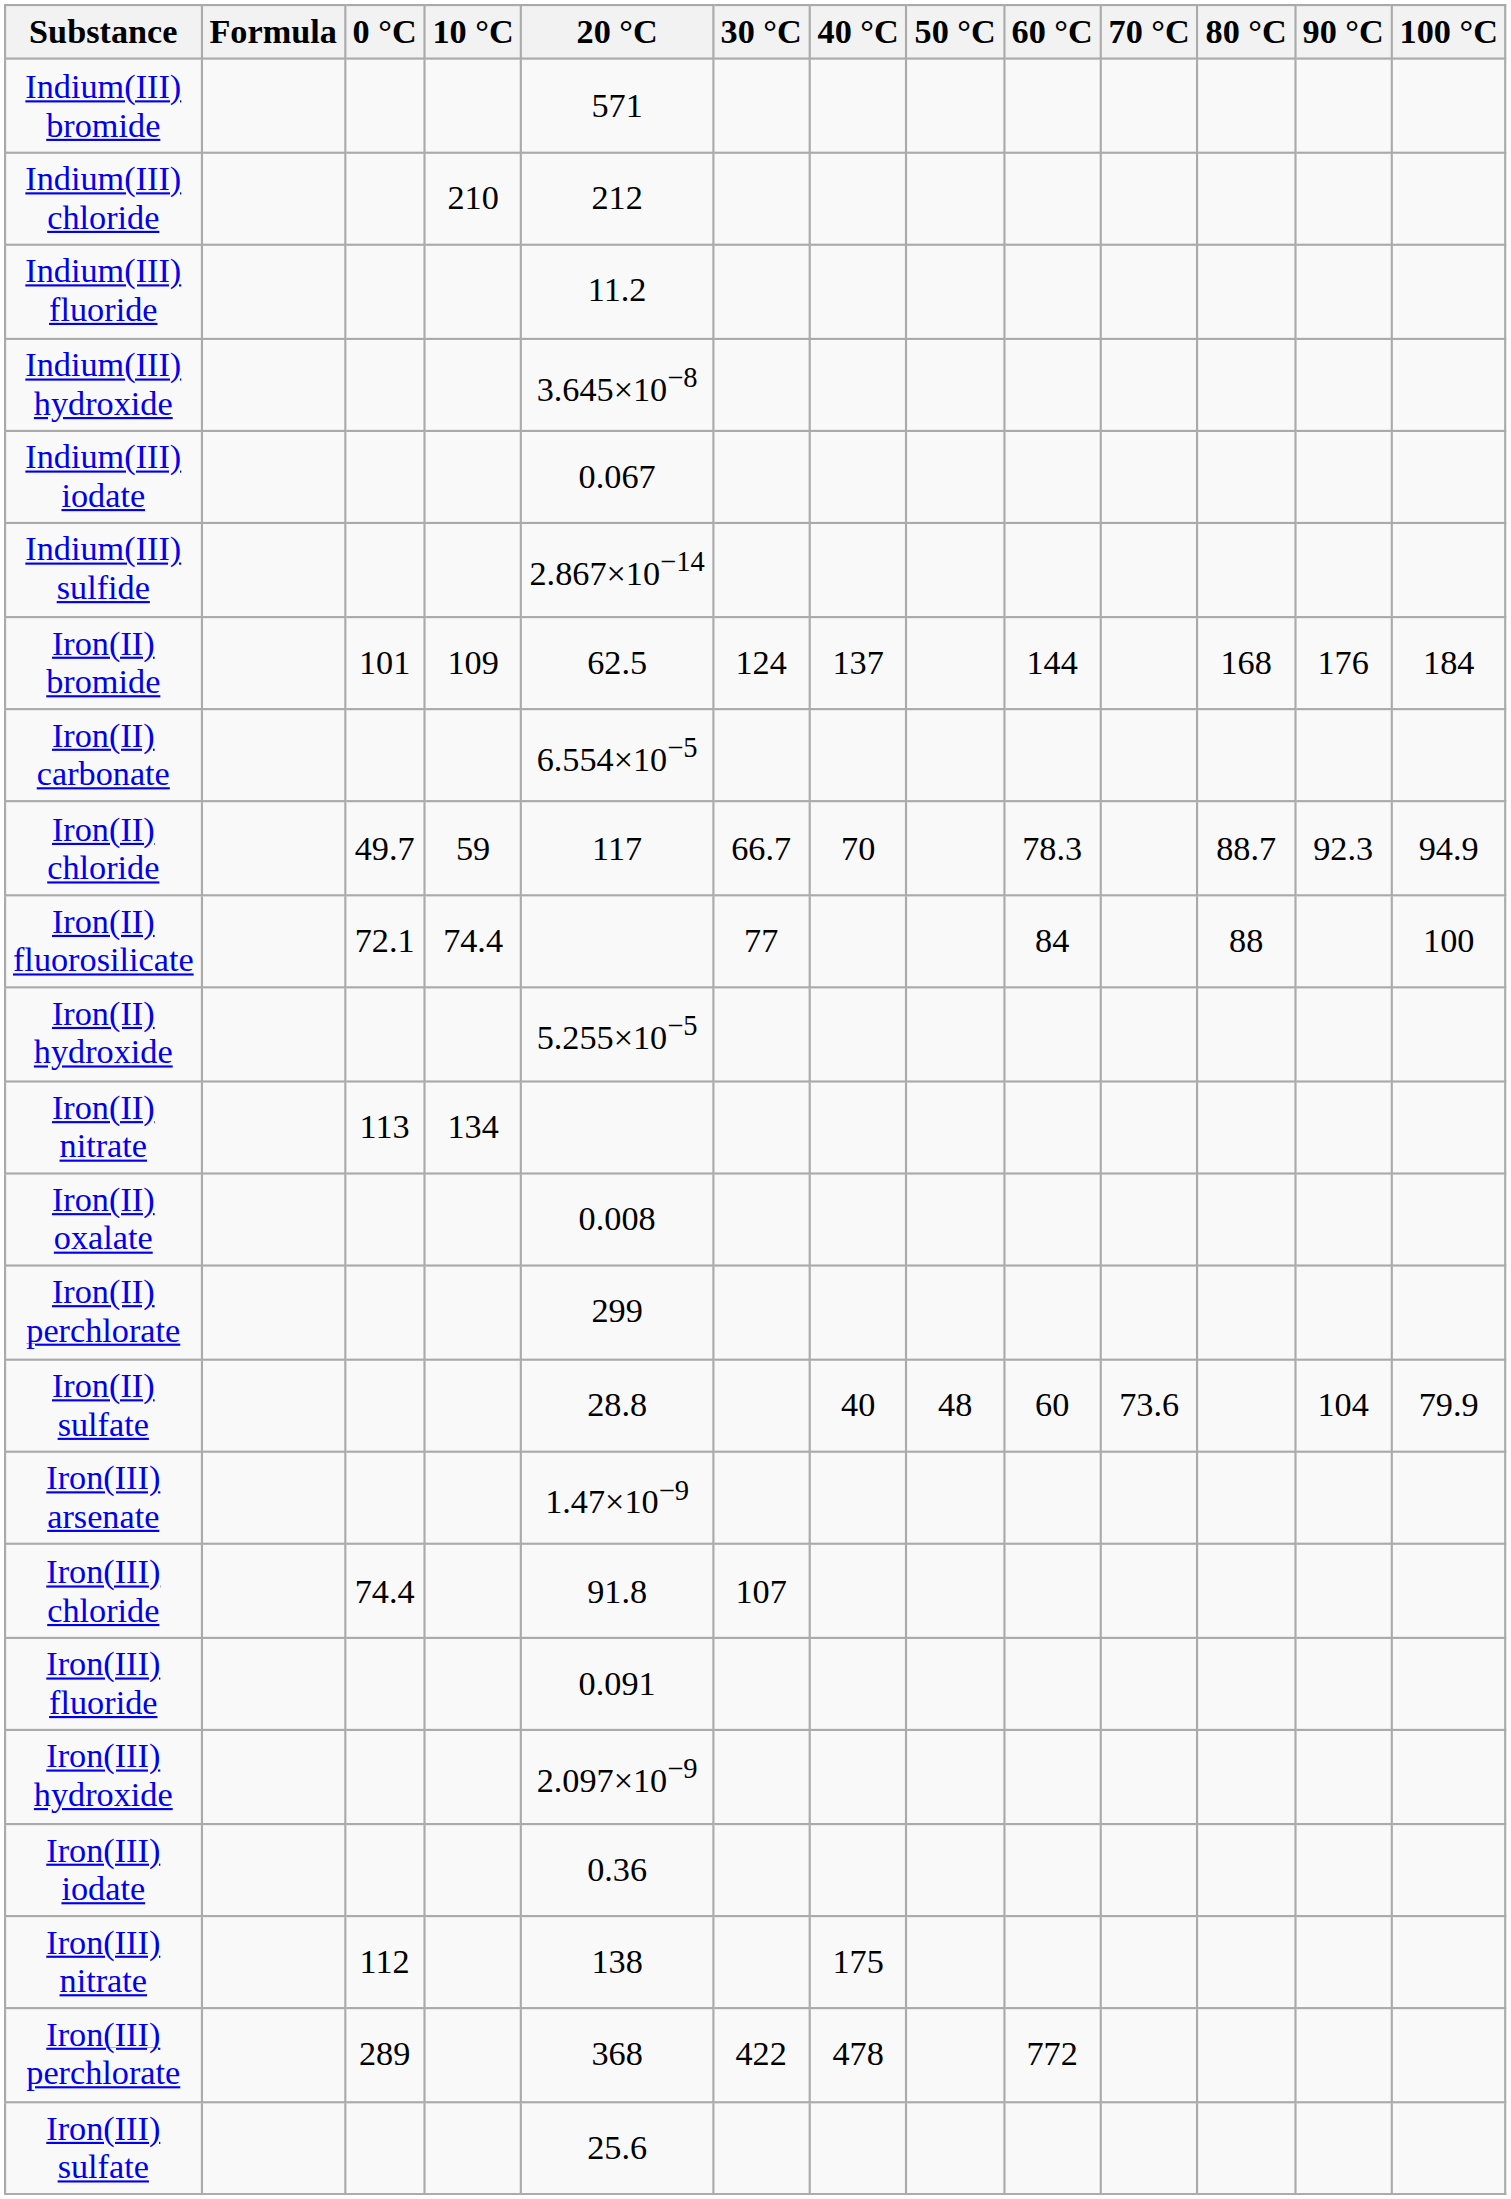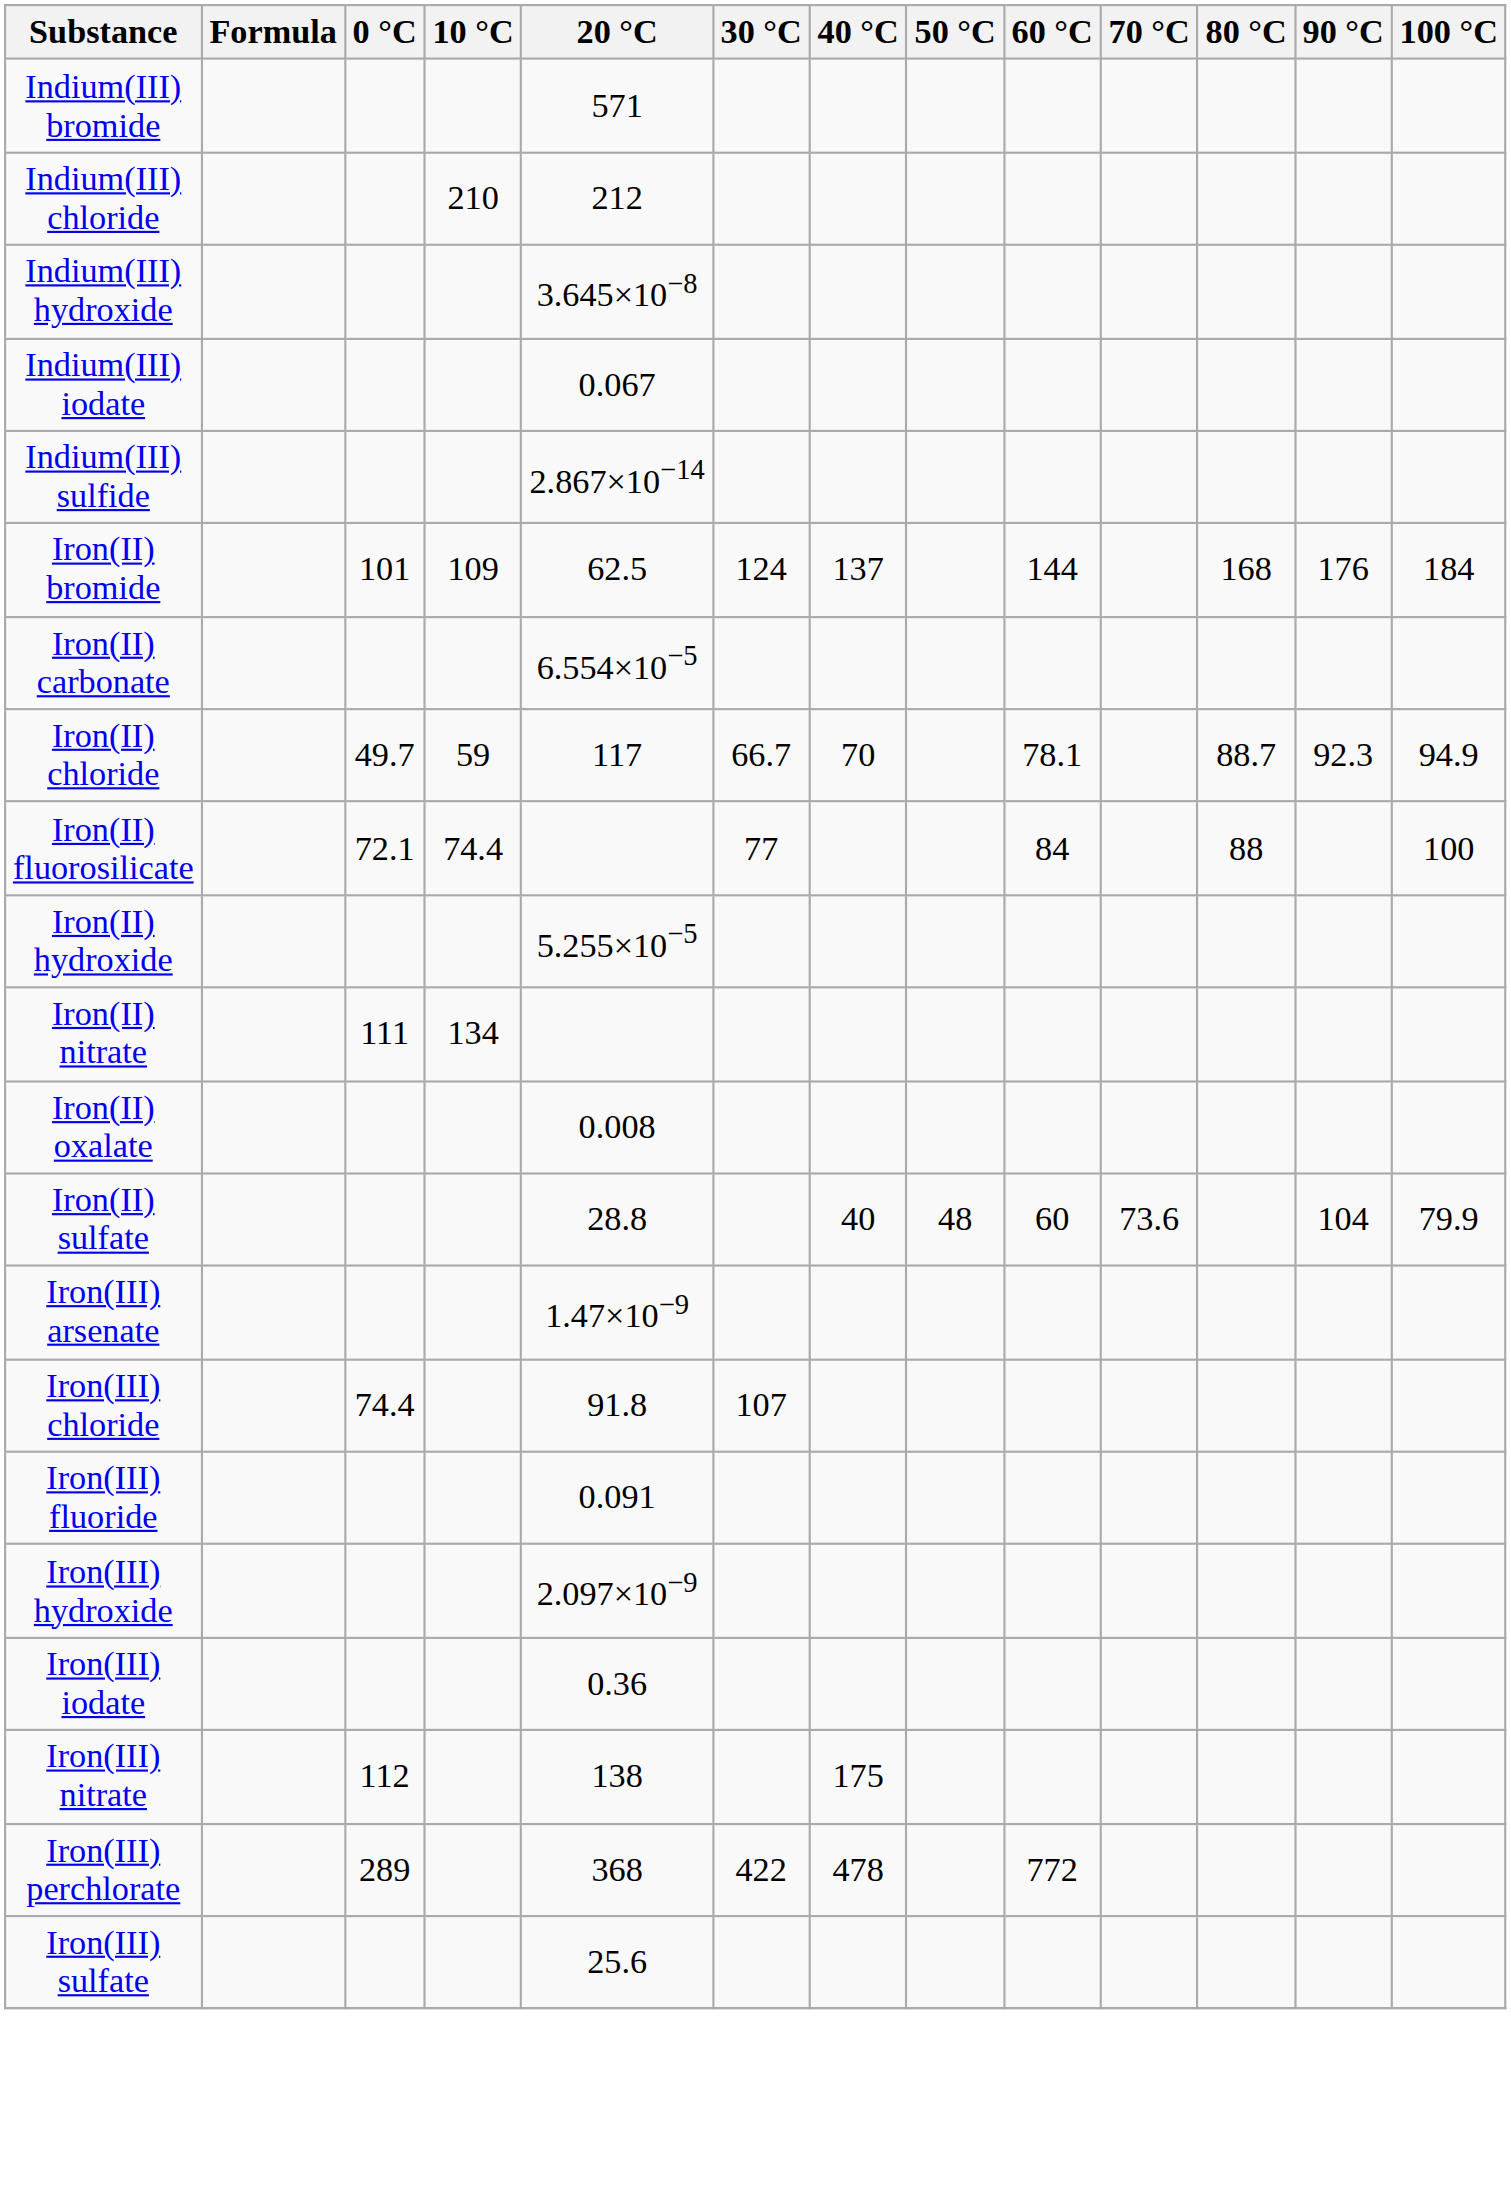- row: (103, 290)
(1052, 847) 78.3 -> (1052, 754) 78.1
(385, 1126) 113 -> (385, 1033) 111
- row: (103, 1311)
